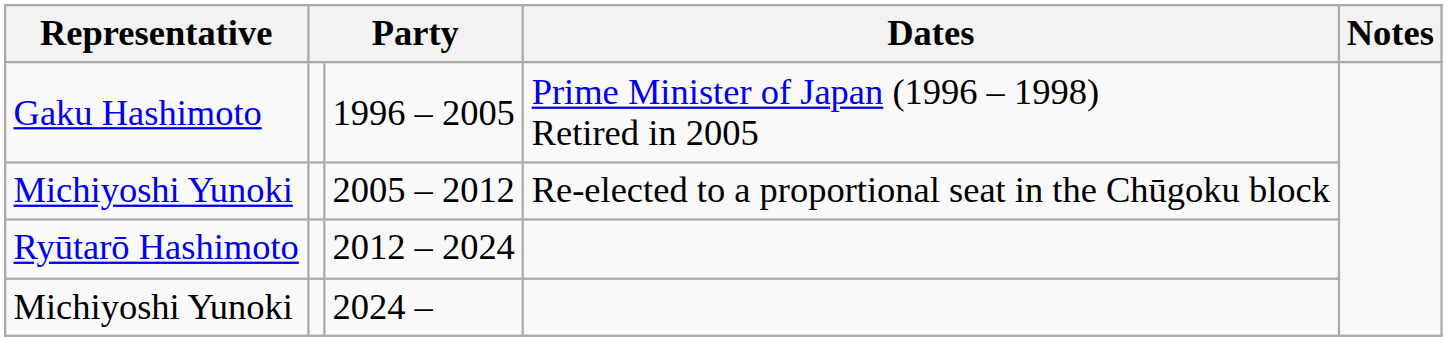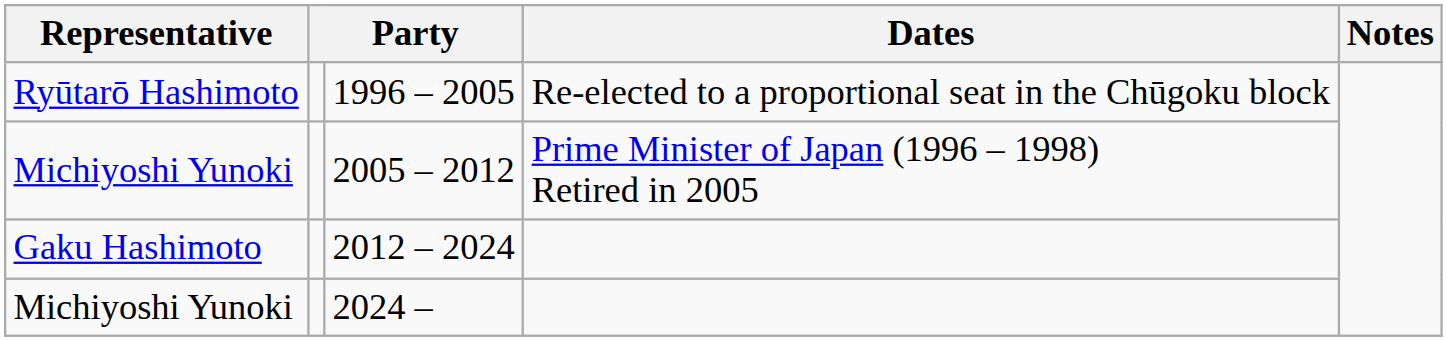(138, 111) Gaku Hashimoto -> (156, 91) Ryūtarō Hashimoto
(815, 111) Prime Minister of Japan (1996 – 1998) Retired in 2005 -> (931, 91) Re-elected to a proportional seat in the Chūgoku block
(931, 190) Re-elected to a proportional seat in the Chūgoku block -> (815, 169) Prime Minister of Japan (1996 – 1998) Retired in 2005
(156, 248) Ryūtarō Hashimoto -> (138, 248) Gaku Hashimoto
